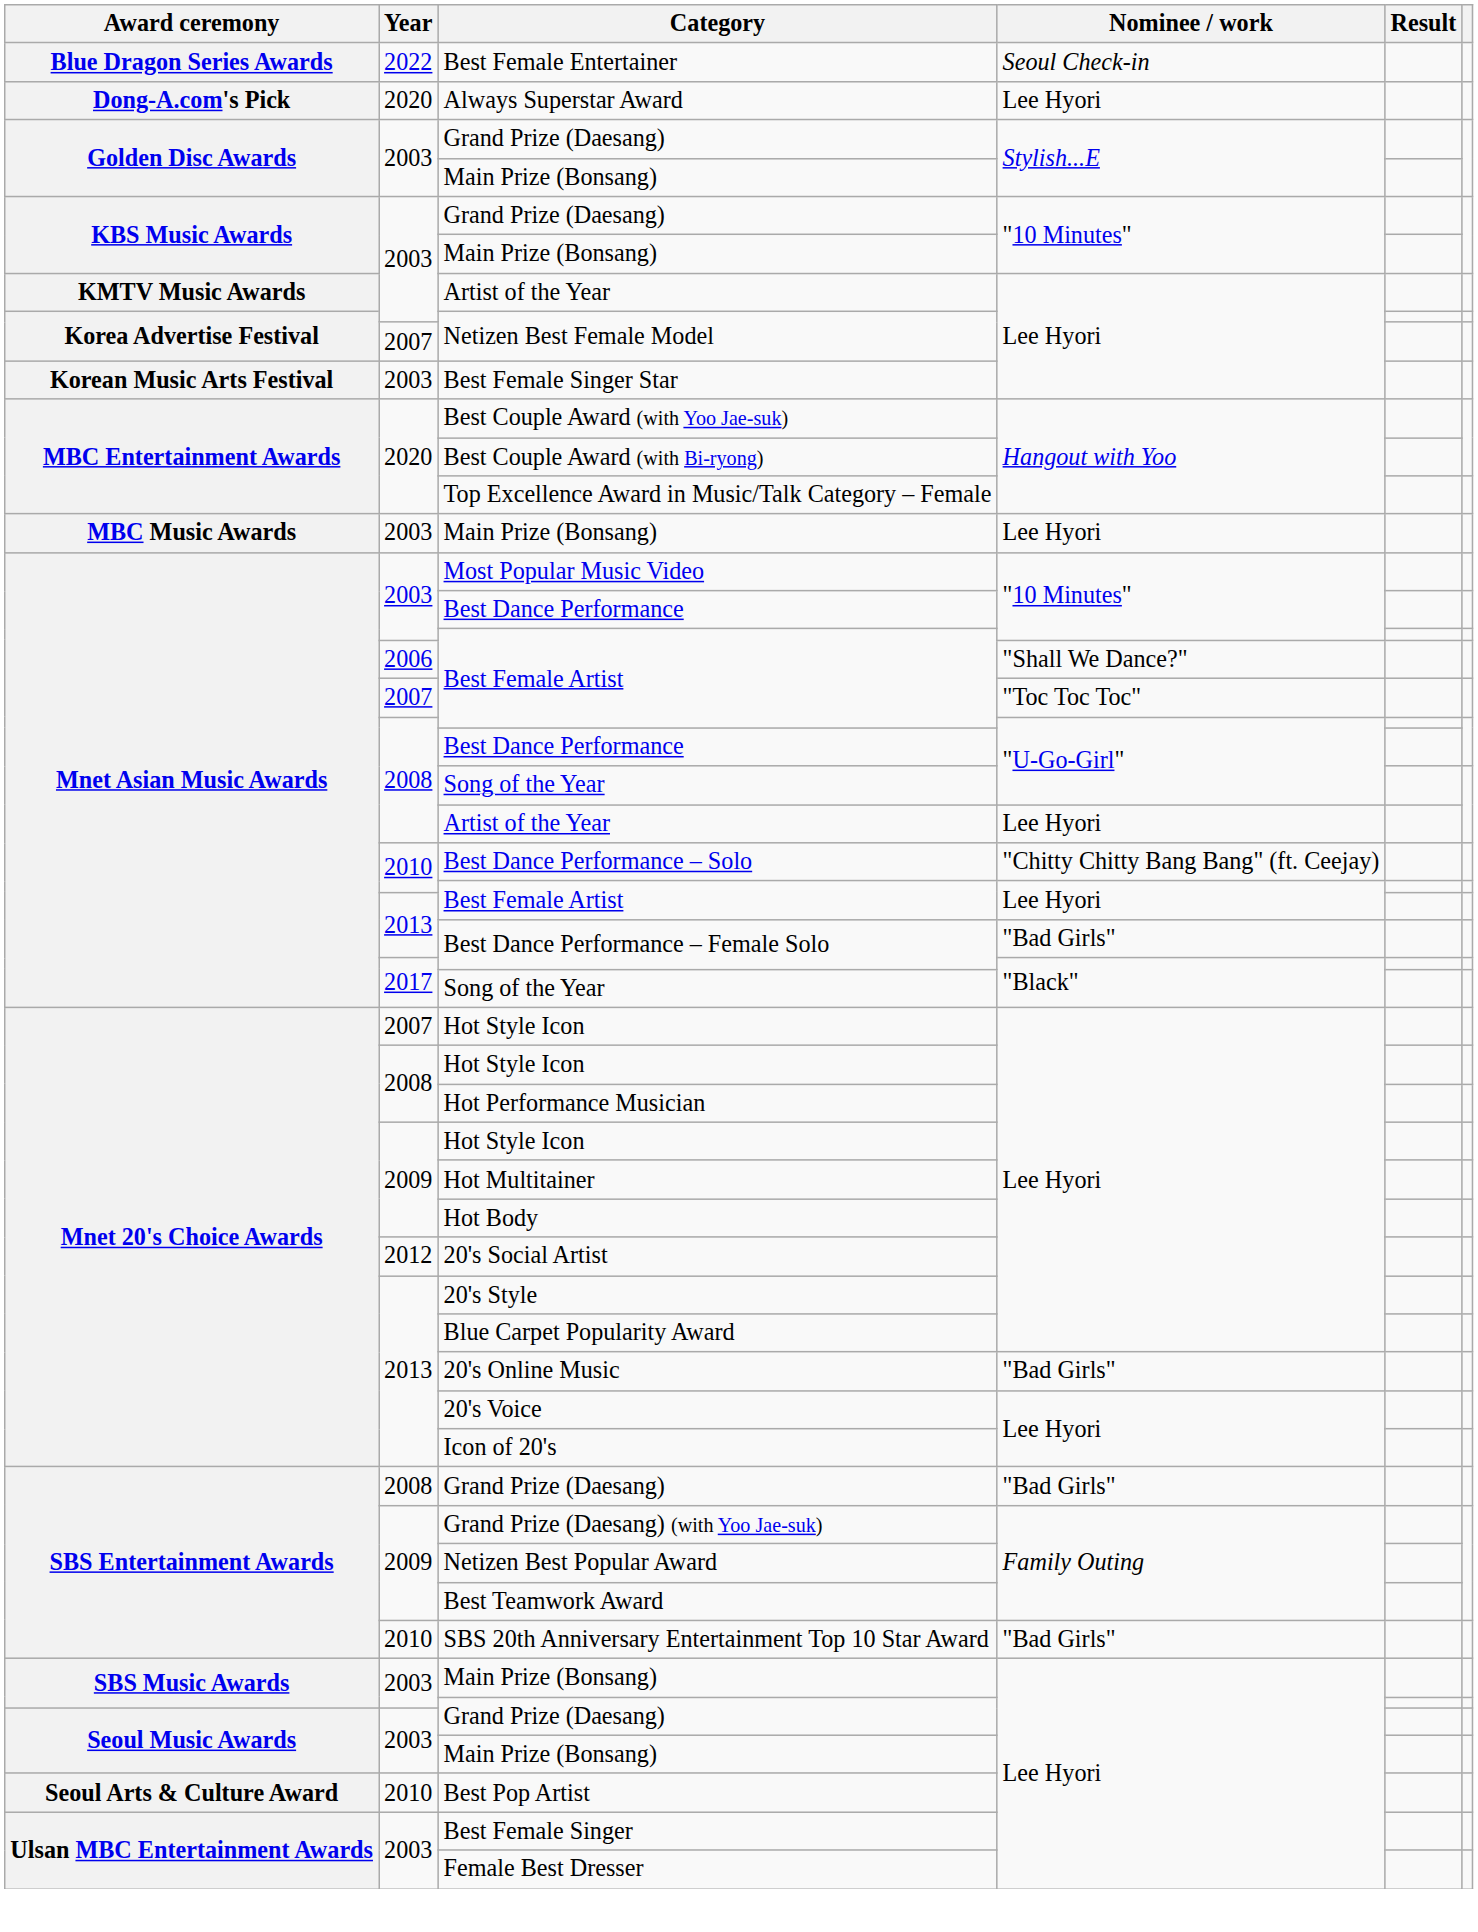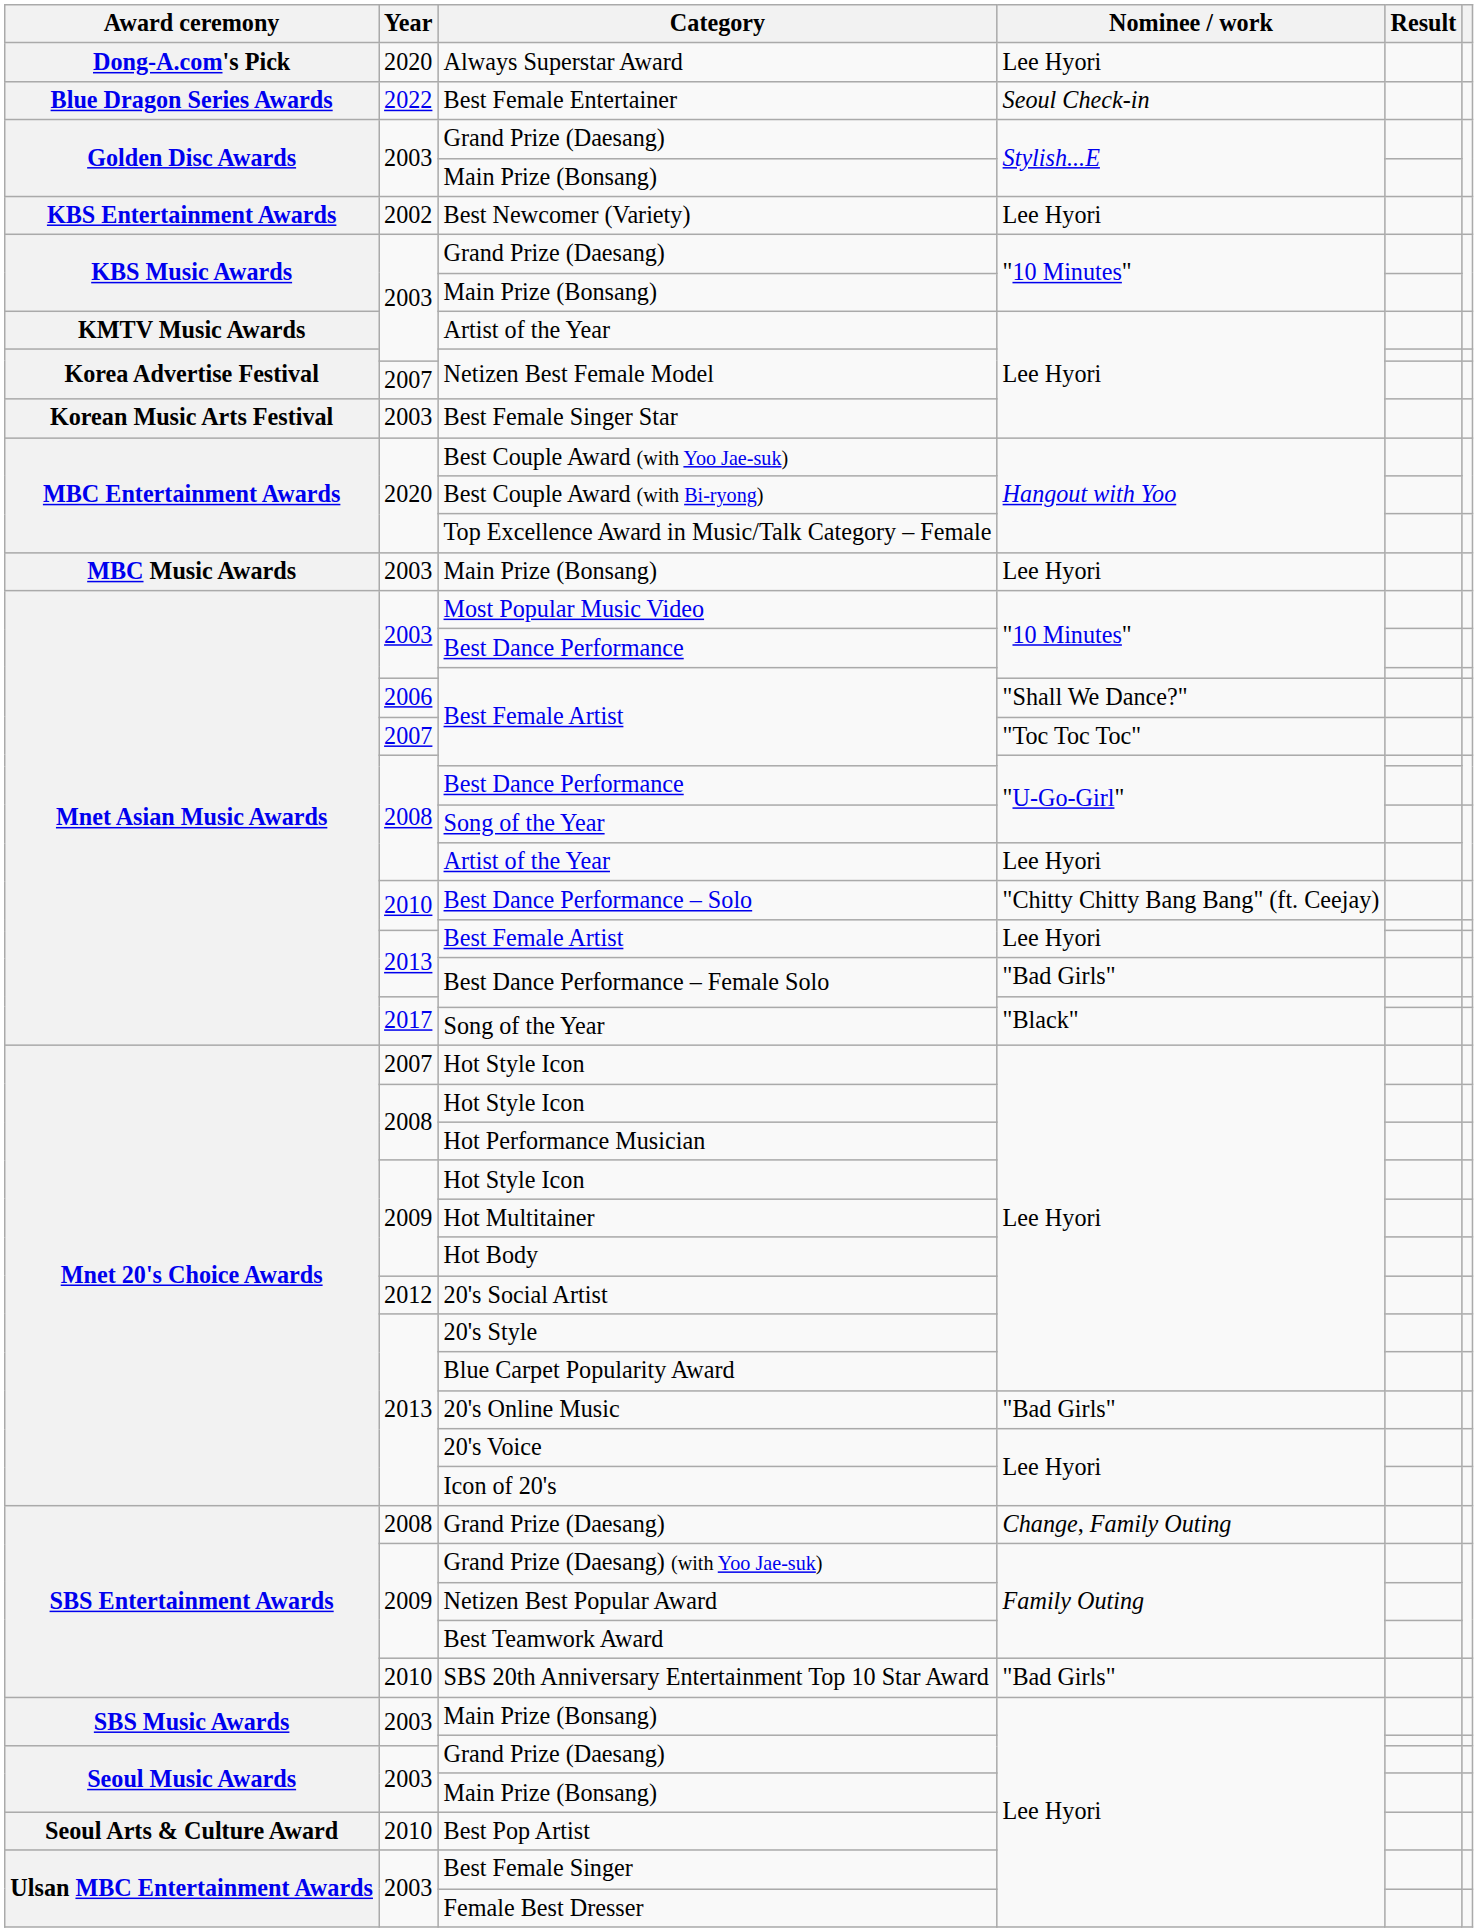rows swapped: (408, 61) <-> (408, 100)
+ row: (408, 215)
(1059, 1485) "Bad Girls" -> (1117, 1524) Change, Family Outing
